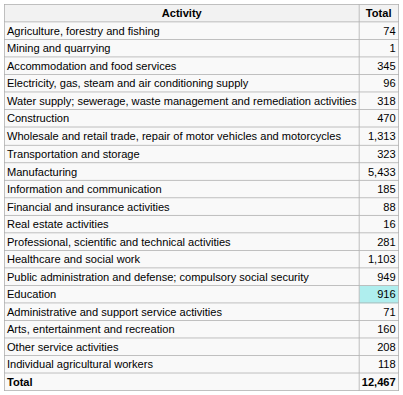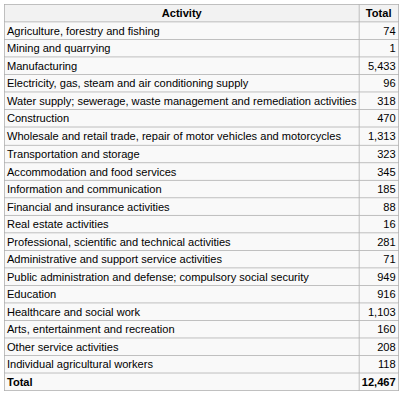rows swapped: (42, 171) <-> (92, 66)
rows swapped: (114, 312) <-> (73, 259)
(386, 294) paleturquoise background -> (386, 294) no background
